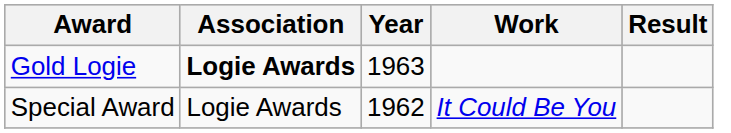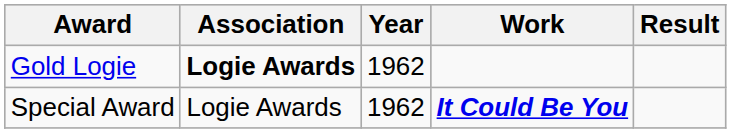(396, 66) 1963 -> (396, 66) 1962
(526, 107) normal -> (532, 107) bold
